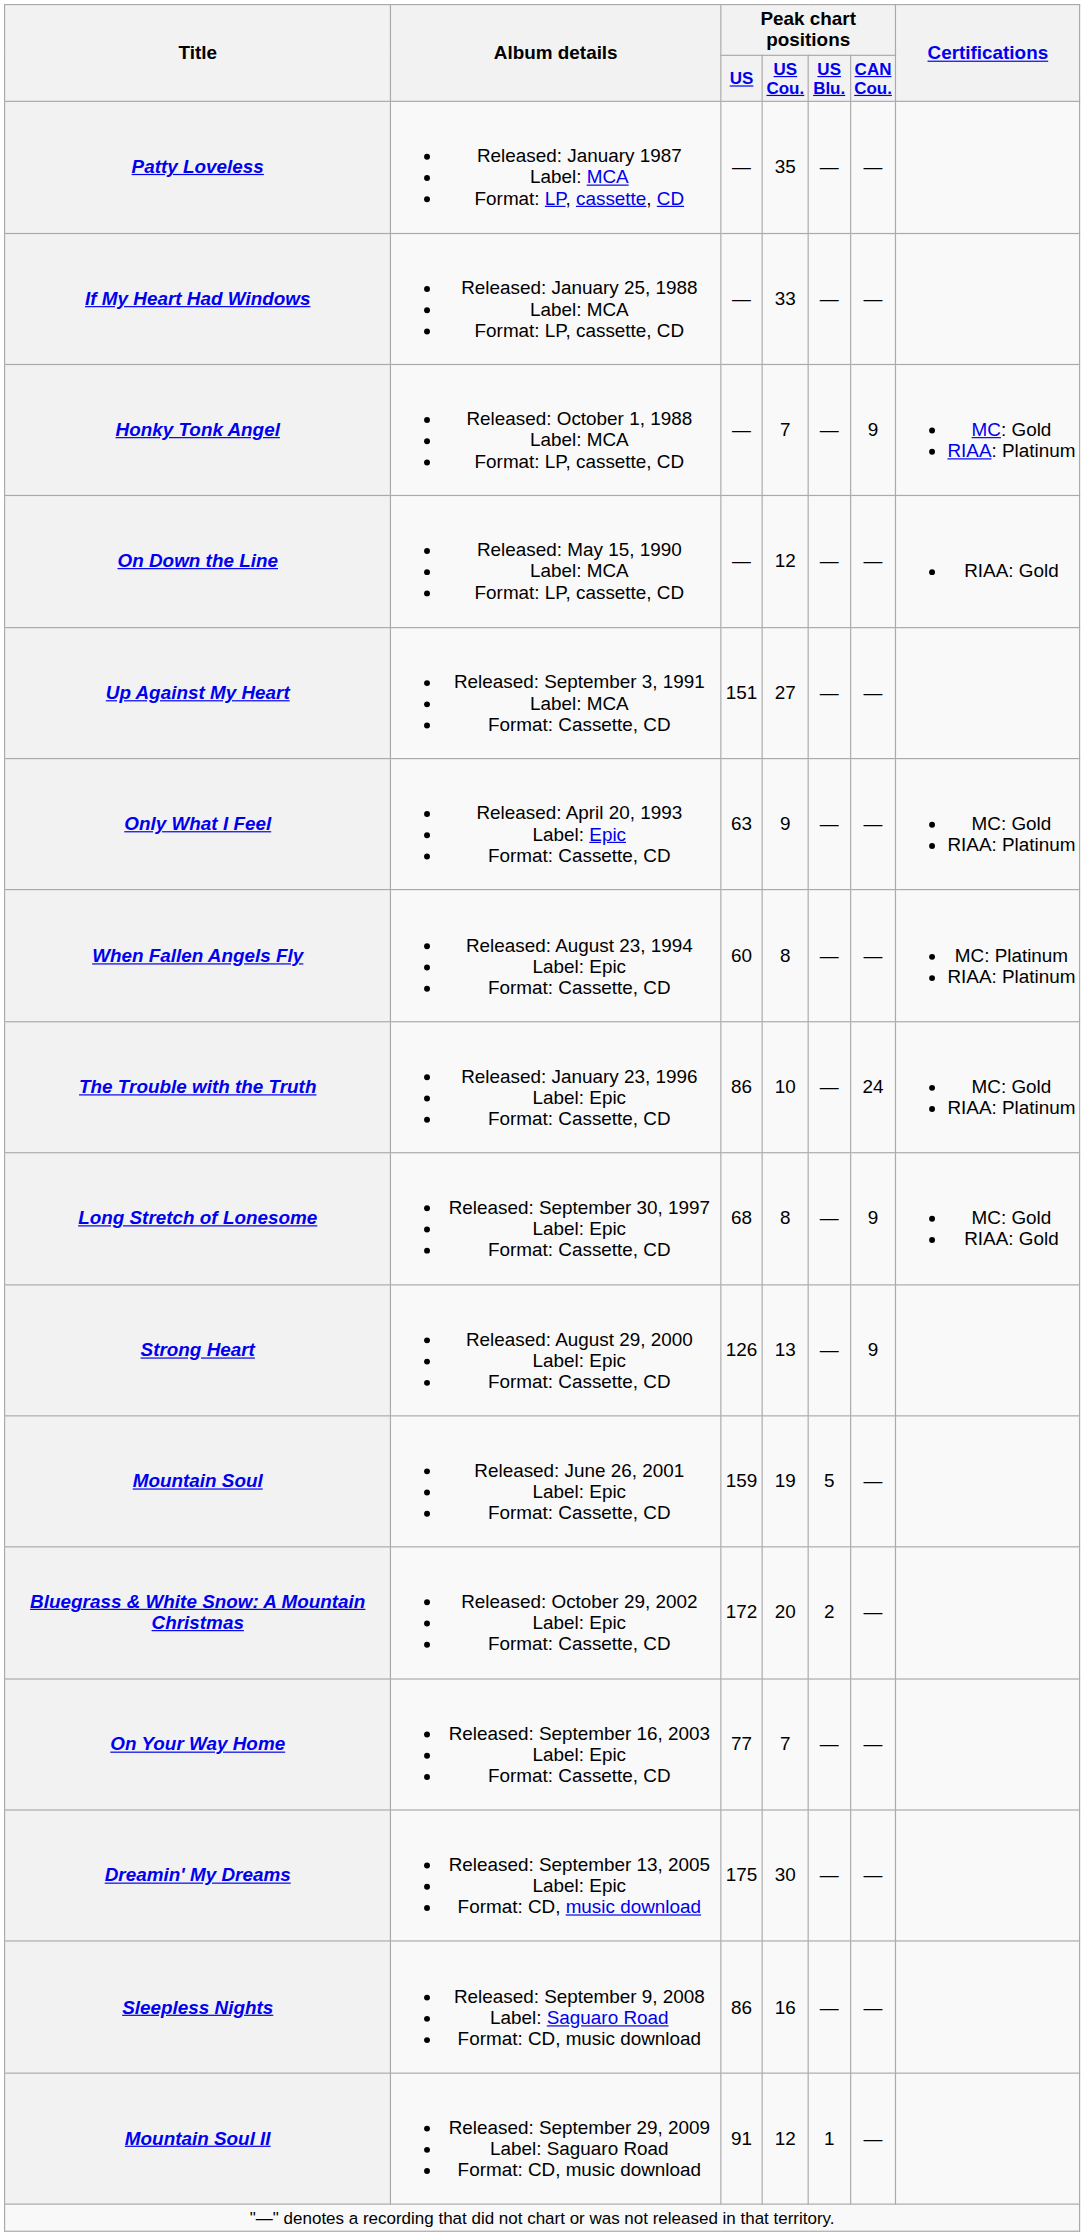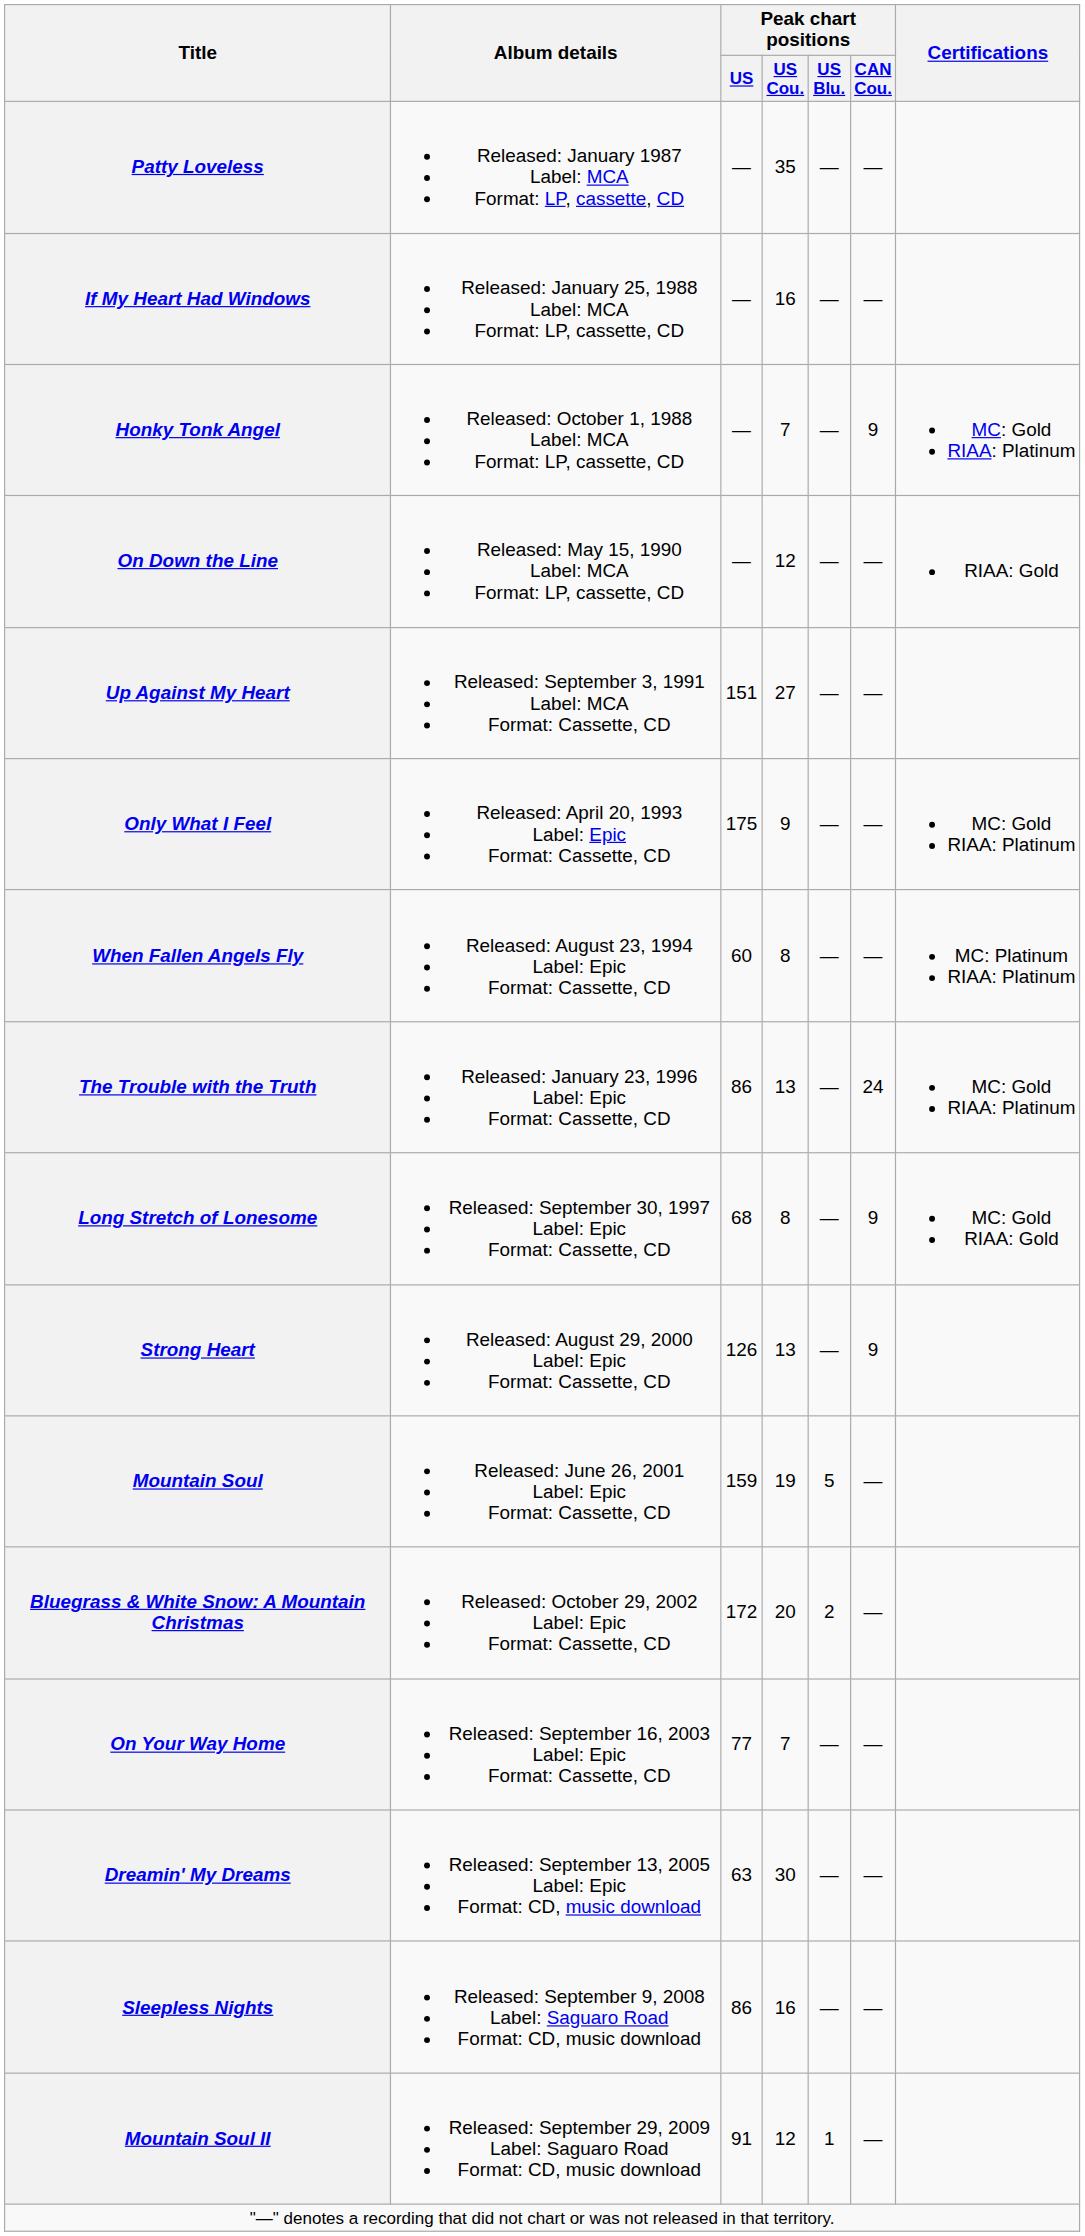(785, 298) 33 -> (785, 298) 16
(742, 824) 63 -> (742, 824) 175
(785, 1087) 10 -> (785, 1087) 13
(742, 1875) 175 -> (742, 1875) 63
